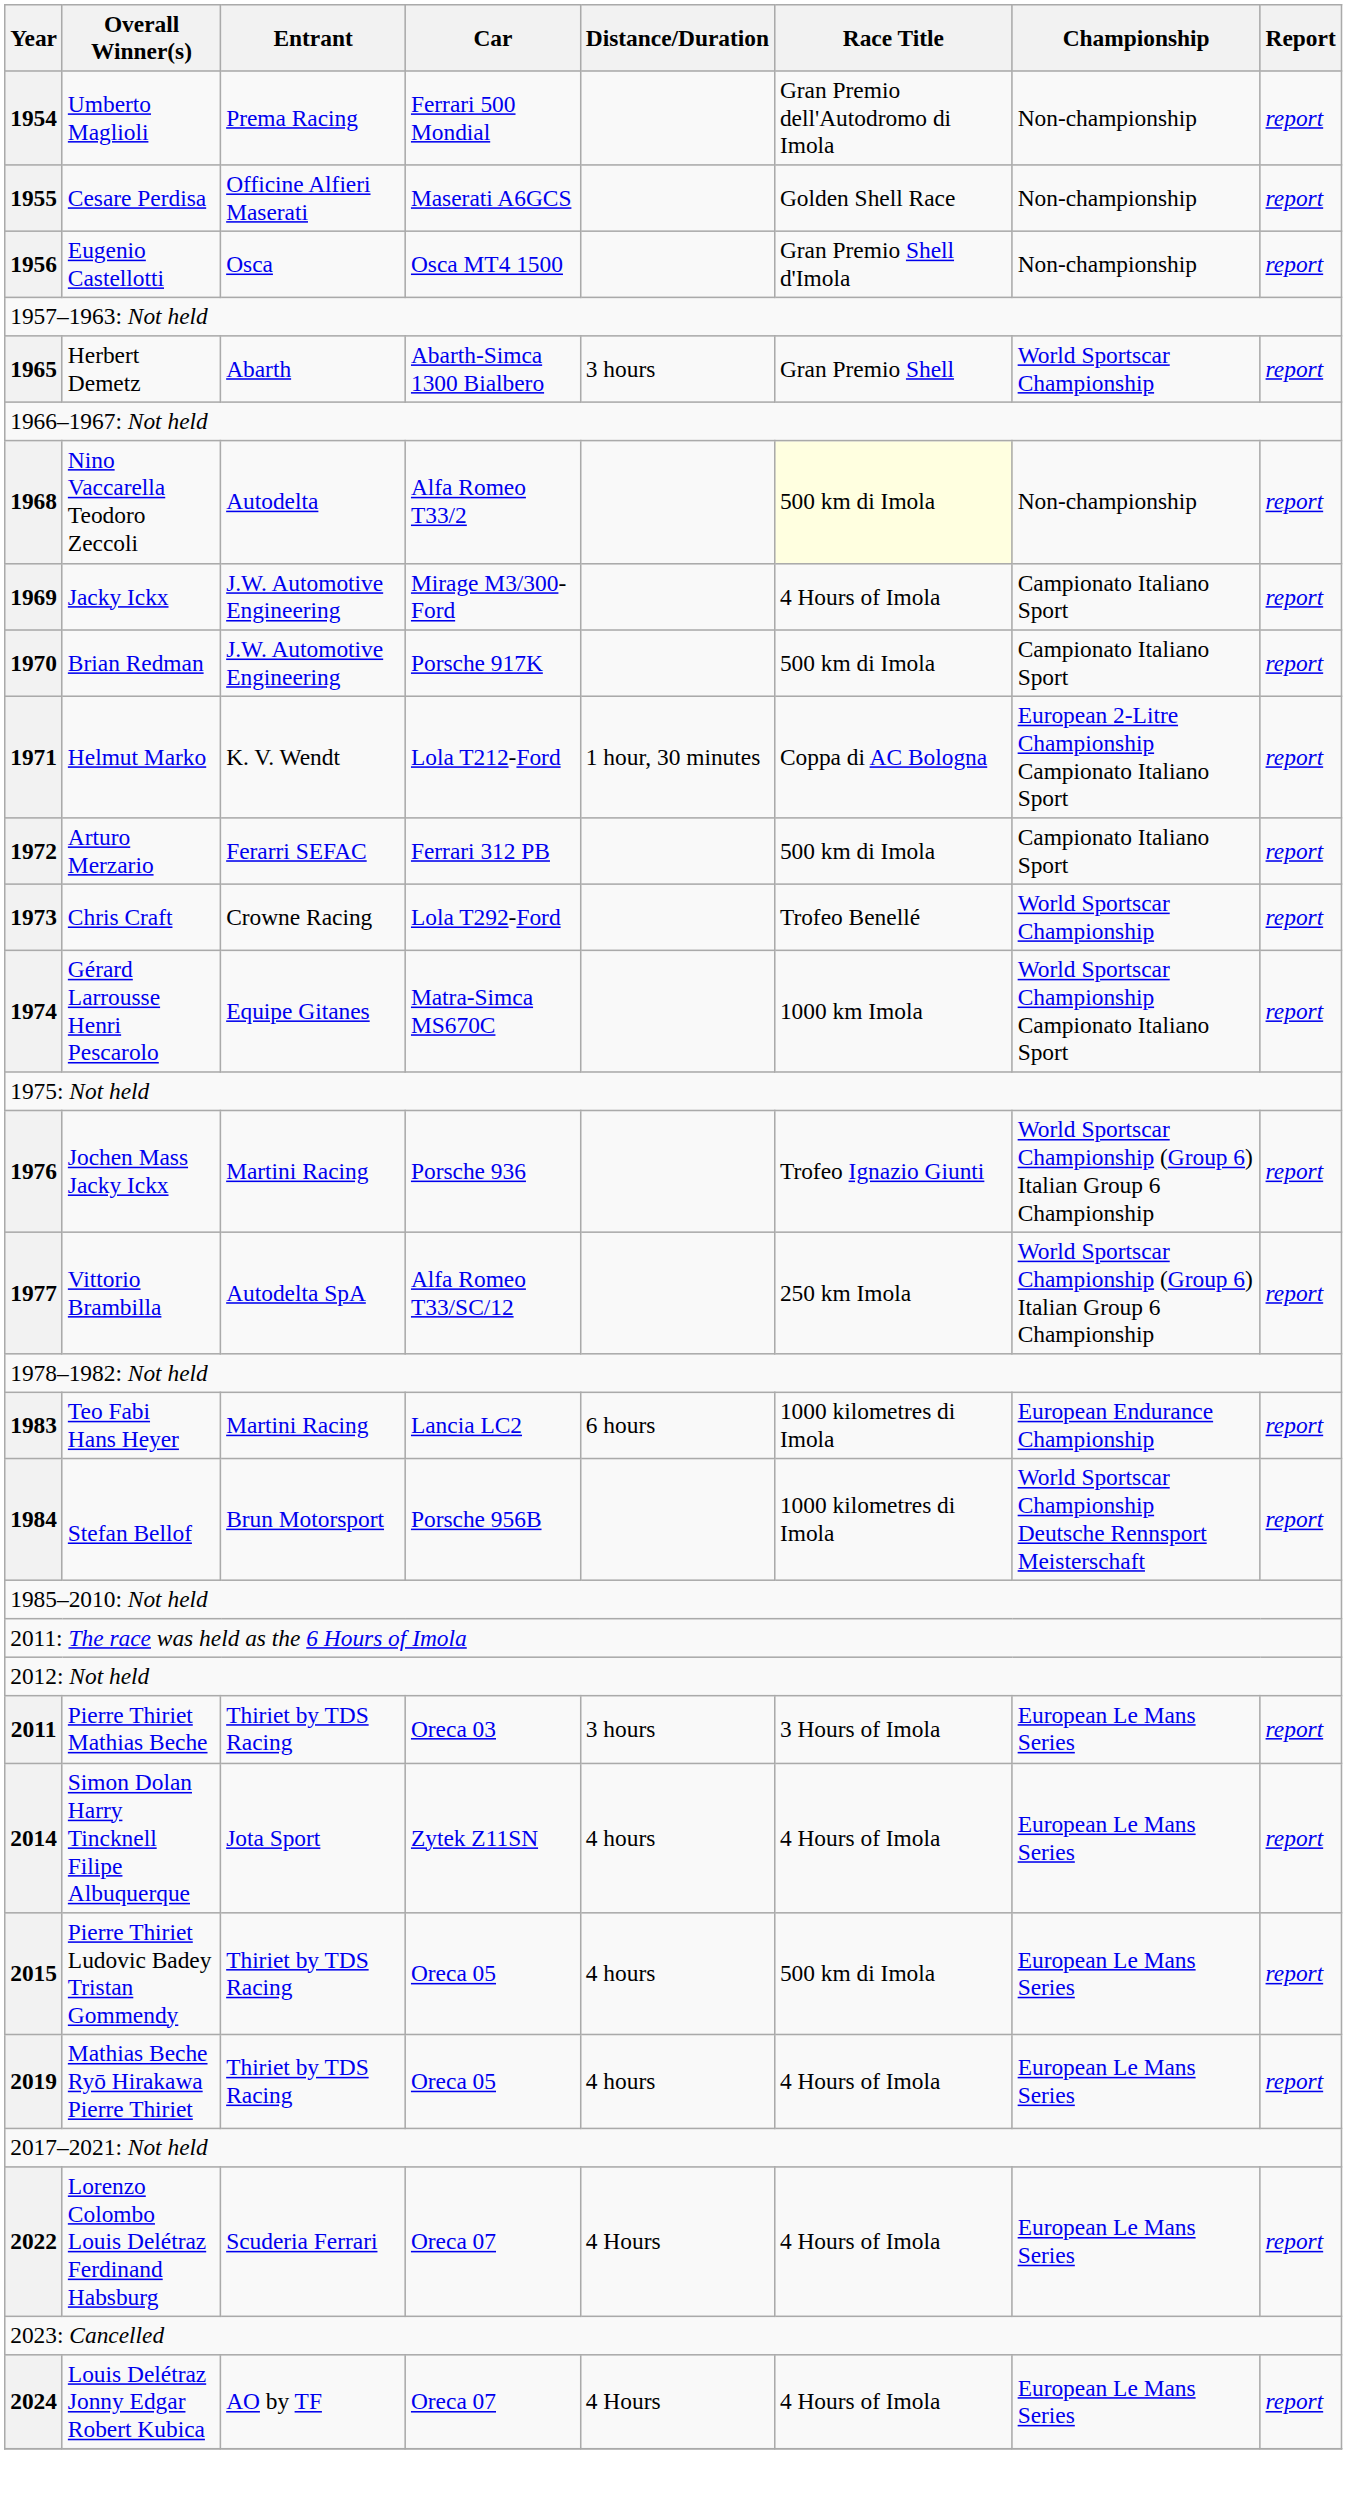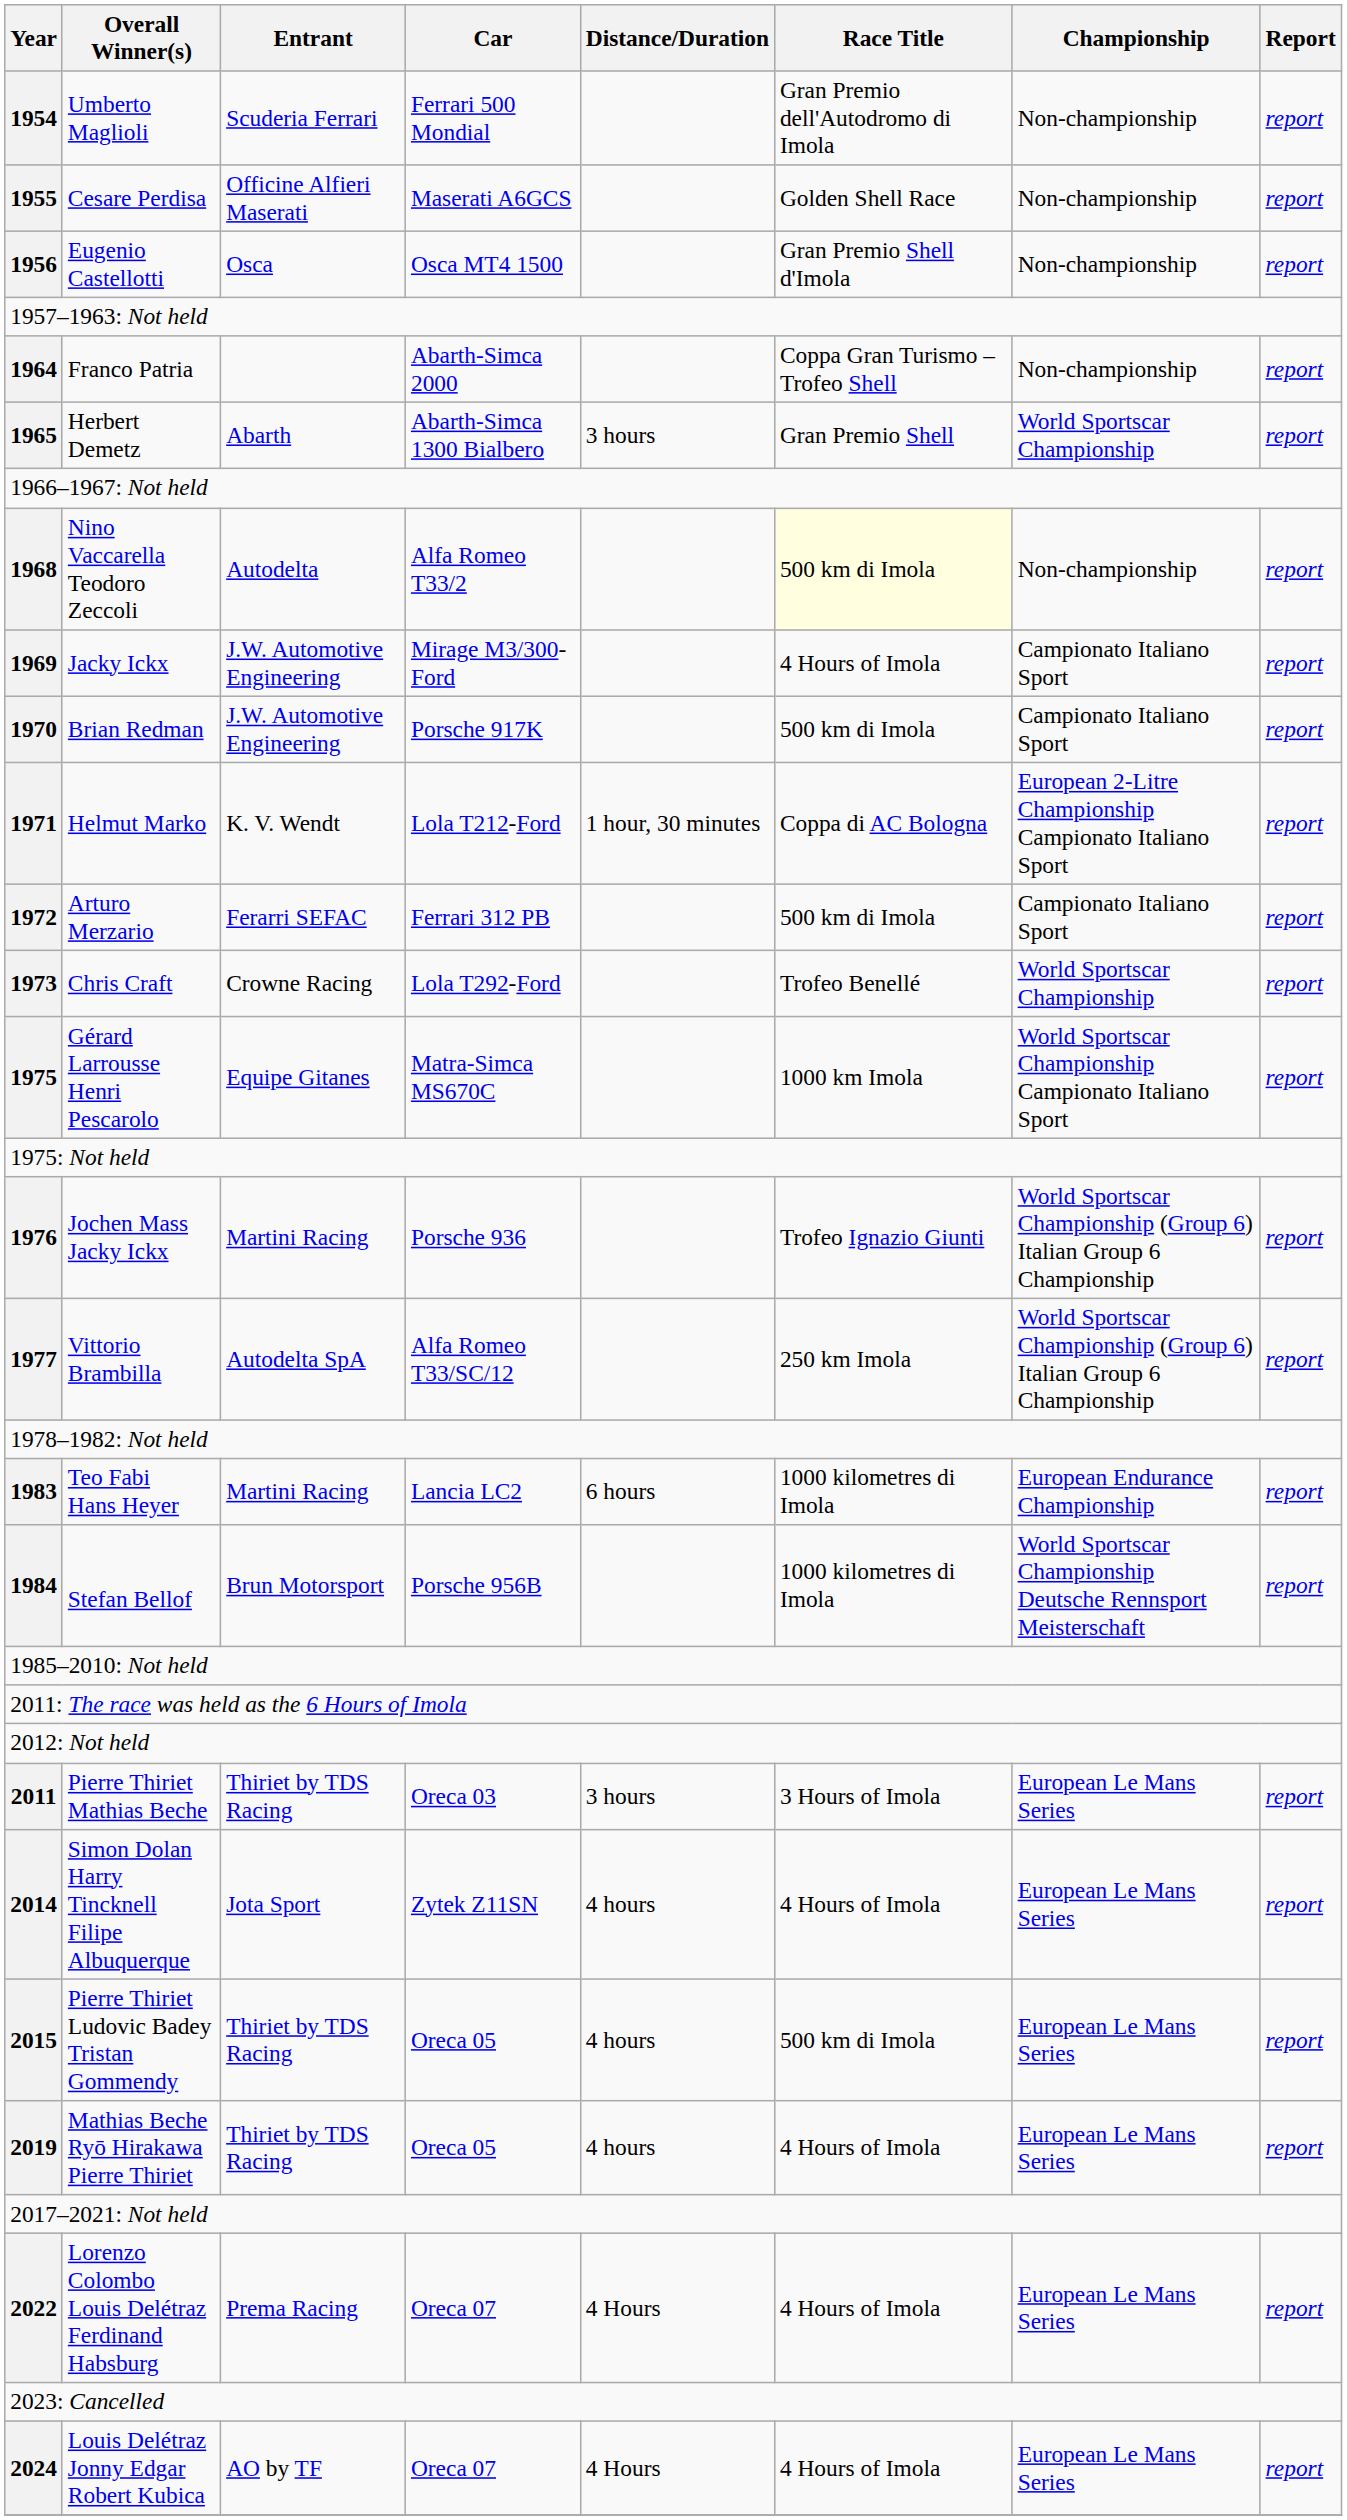(292, 118) Prema Racing -> (302, 118) Scuderia Ferrari
+ row: (131, 369)
(34, 1010) 1974 -> (34, 1077) 1975
(302, 2241) Scuderia Ferrari -> (292, 2307) Prema Racing
